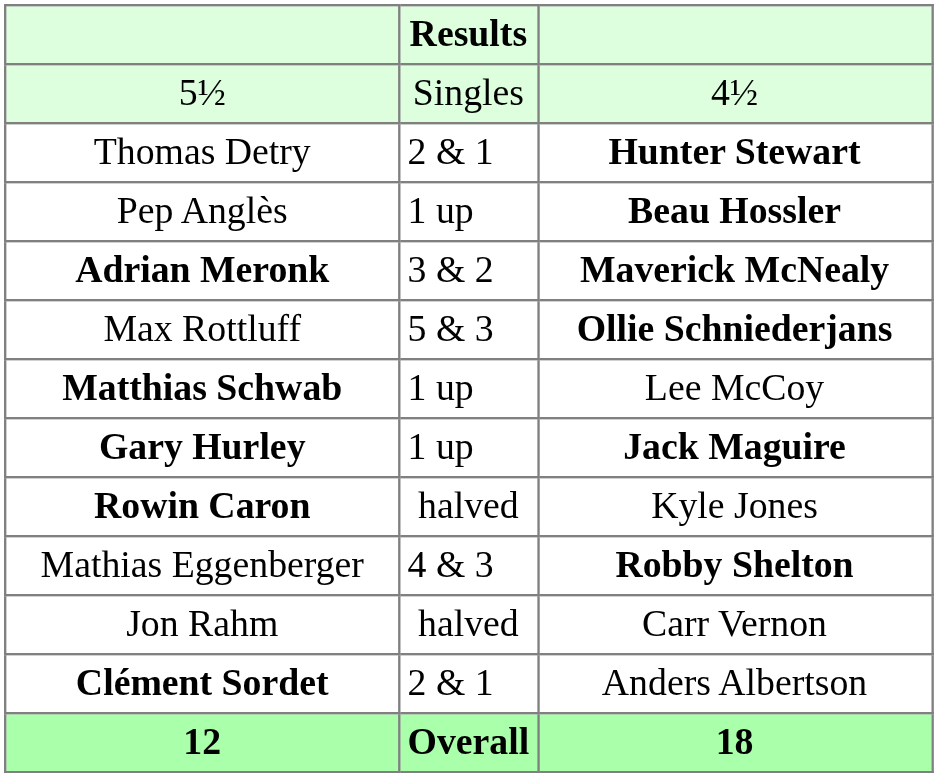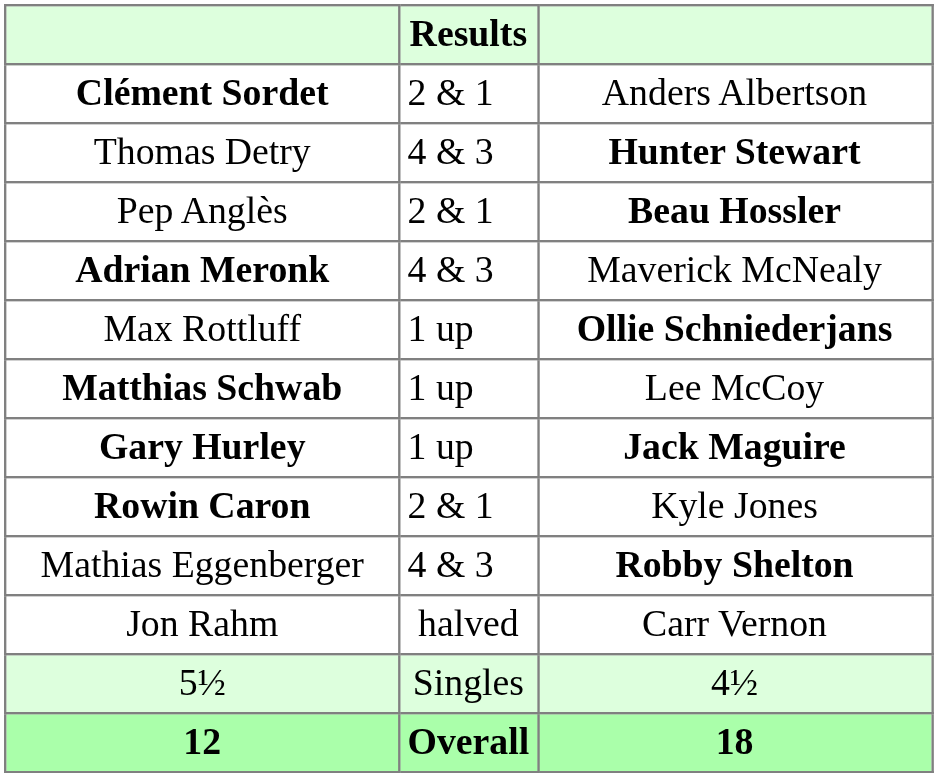rows swapped: (202, 682) <-> (202, 92)
(451, 152) 2 & 1 -> (451, 152) 4 & 3
(441, 210) 1 up -> (451, 210) 2 & 1
(451, 269) 3 & 2 -> (451, 269) 4 & 3
(735, 269) bold -> (735, 269) normal
(451, 328) 5 & 3 -> (441, 328) 1 up
(468, 505) halved -> (451, 505) 2 & 1
